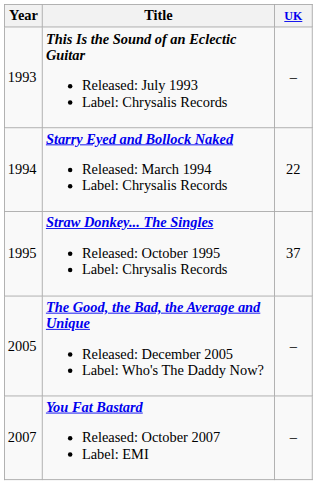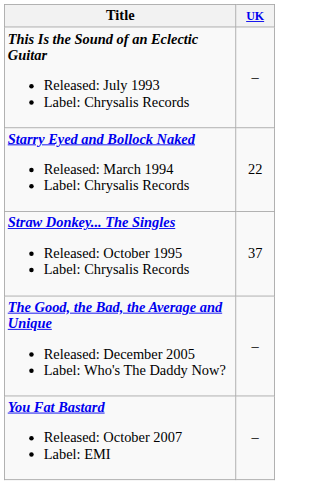- column: (24, 15)
